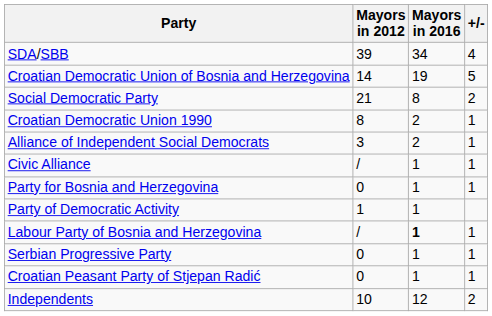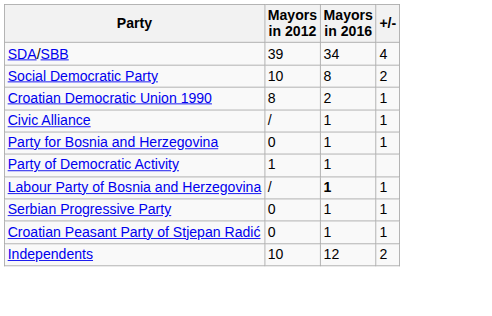- row: (179, 76)
(364, 98) 21 -> (276, 76) 10
- row: (138, 143)
